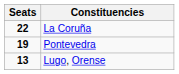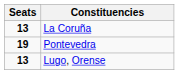(23, 28) 22 -> (23, 28) 13
